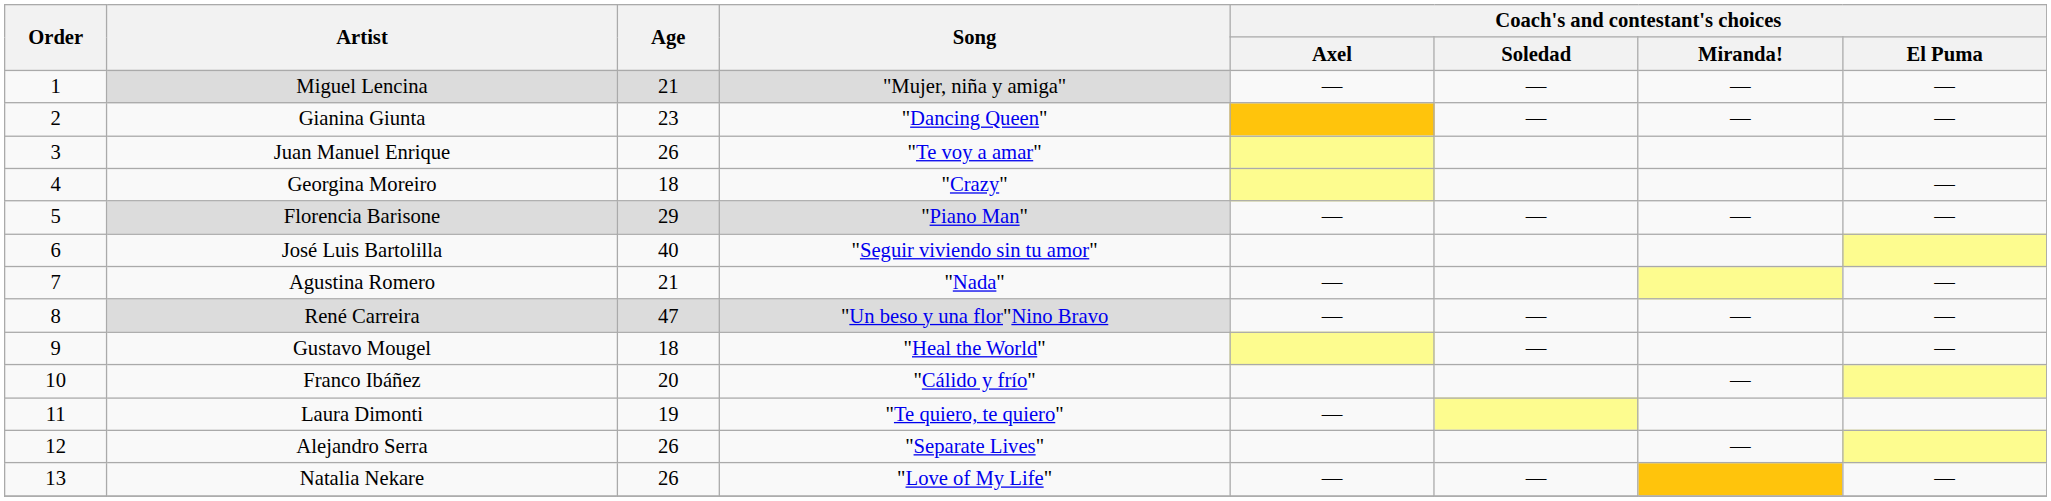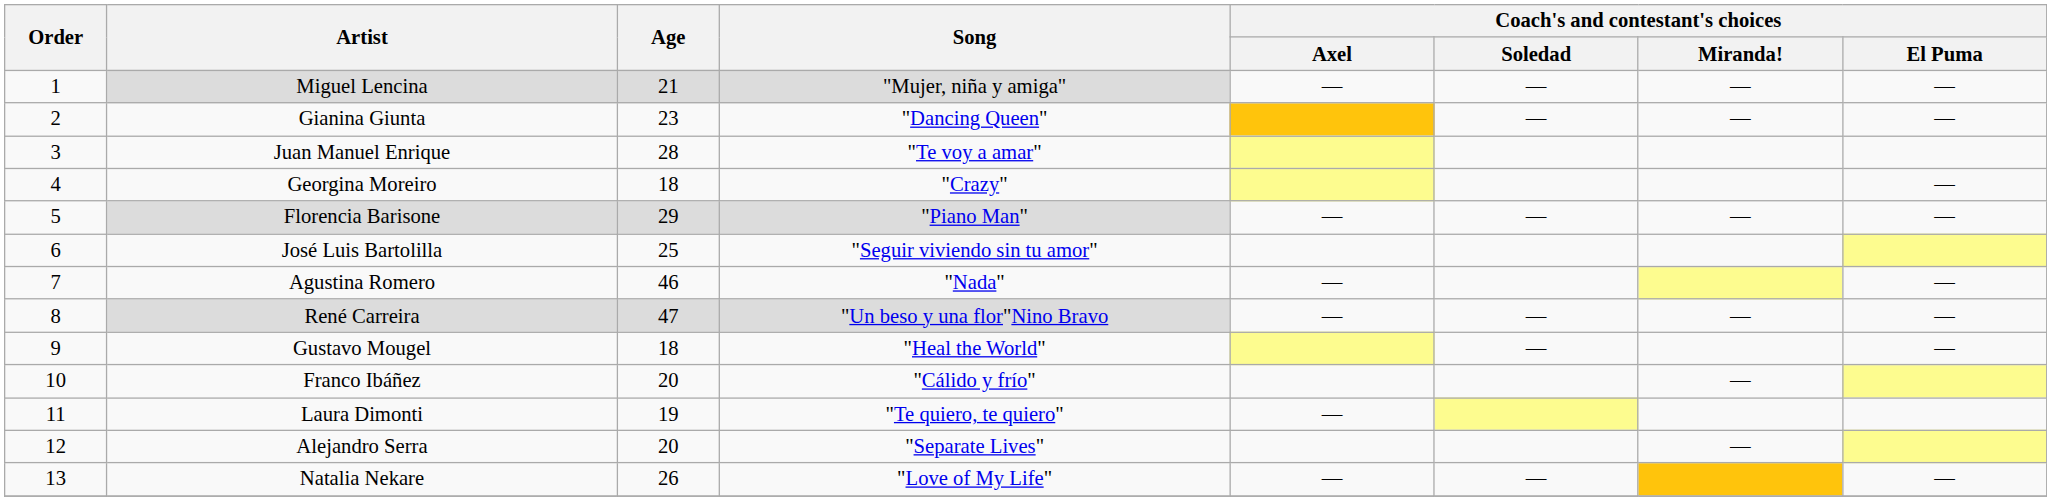(668, 151) 26 -> (668, 151) 28
(668, 250) 40 -> (668, 250) 25
(668, 282) 21 -> (668, 282) 46
(668, 446) 26 -> (668, 446) 20
